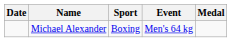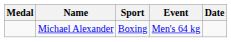columns swapped: (211, 12) <-> (16, 12)
